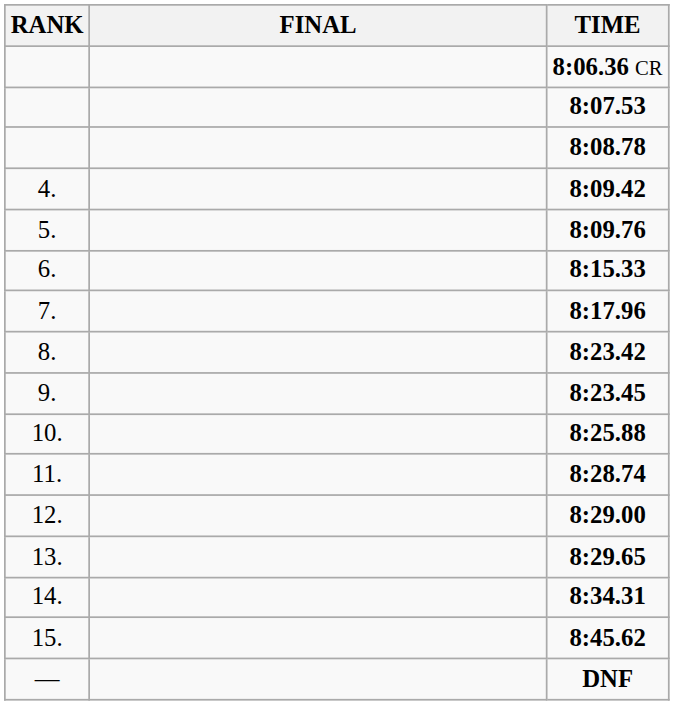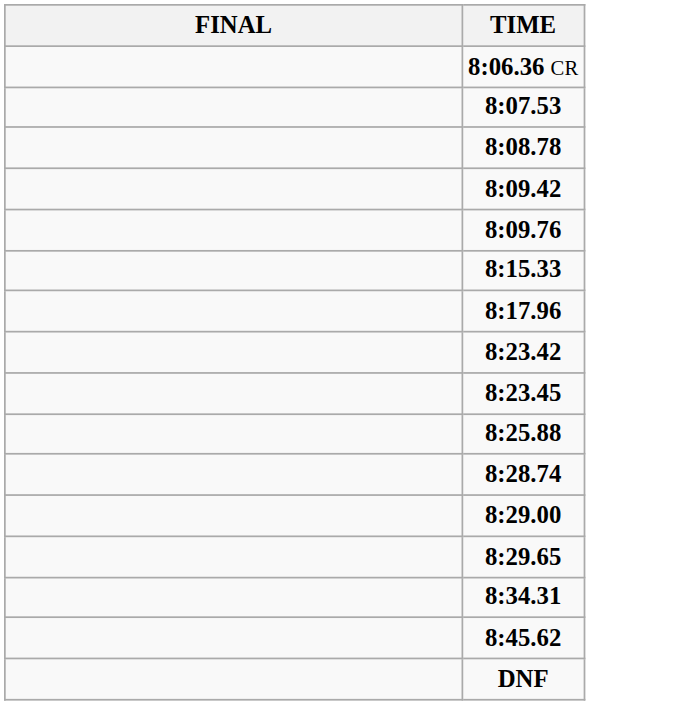- column: (47, 25)
